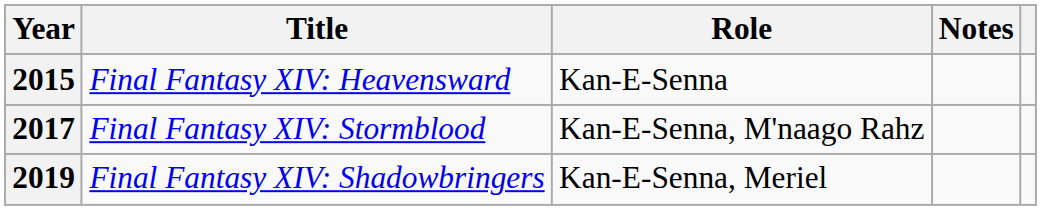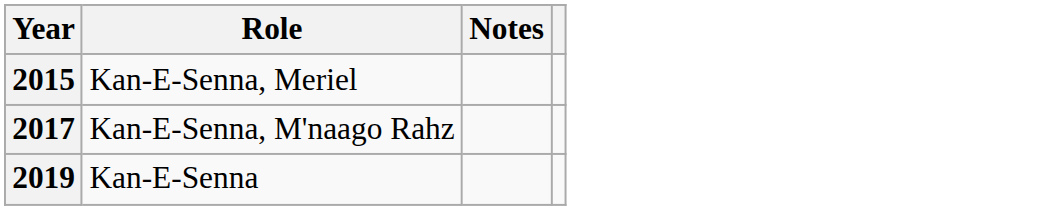- column: (317, 29)
(644, 79) Kan-E-Senna -> (223, 79) Kan-E-Senna, Meriel
(693, 178) Kan-E-Senna, Meriel -> (174, 178) Kan-E-Senna
